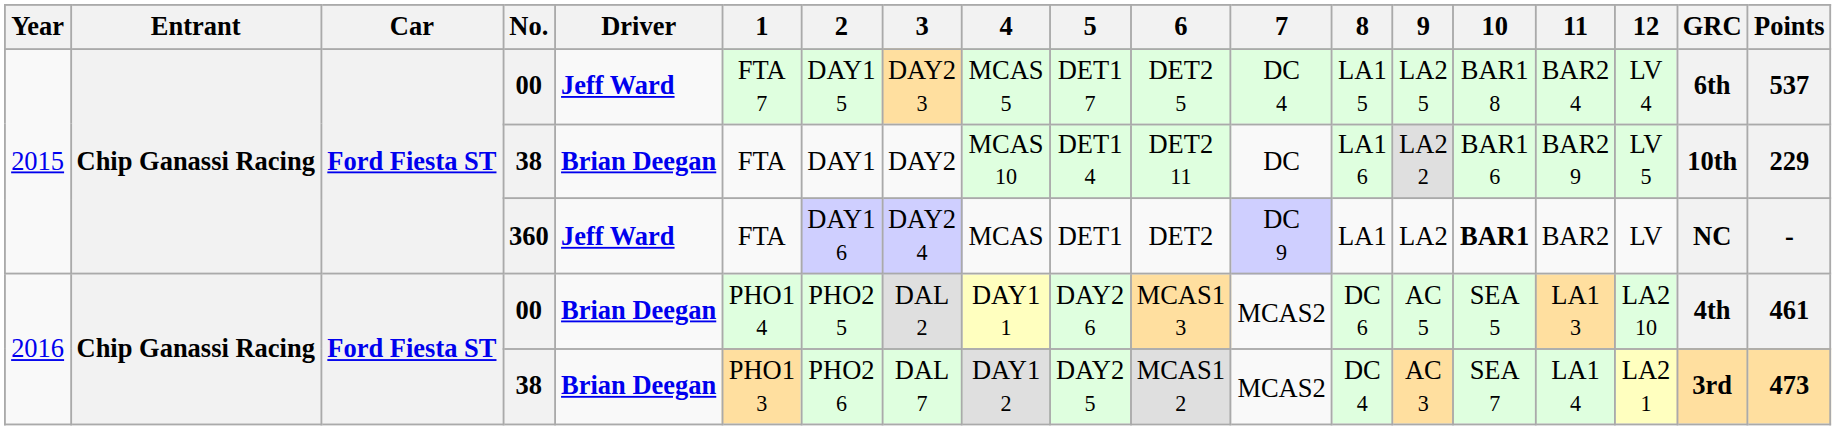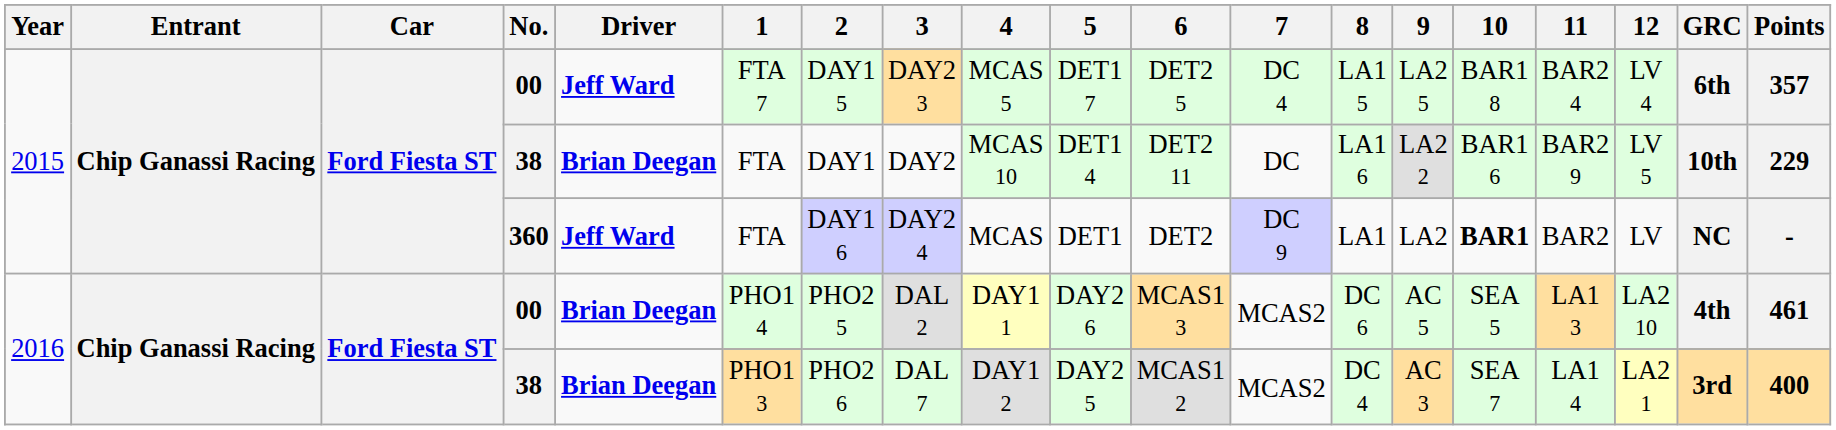(1789, 86) 537 -> (1789, 86) 357
(1789, 386) 473 -> (1789, 386) 400
